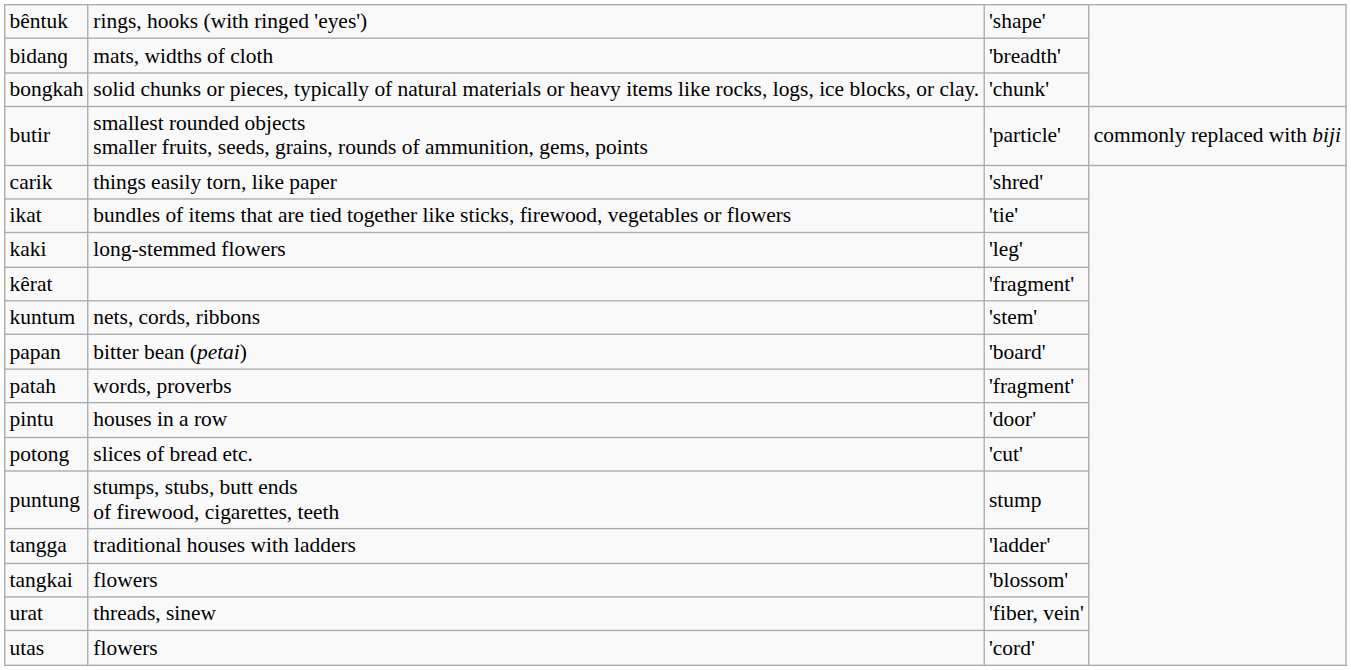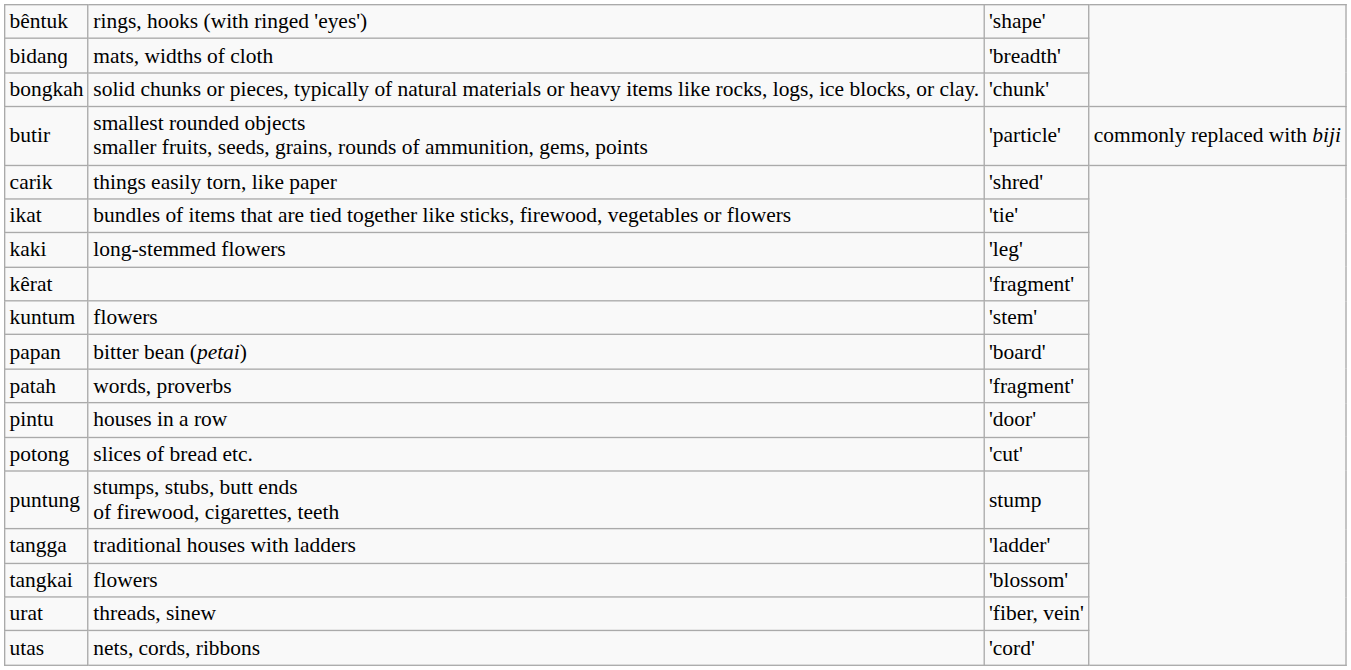(177, 317) nets, cords, ribbons -> (125, 317) flowers
(125, 647) flowers -> (177, 647) nets, cords, ribbons
